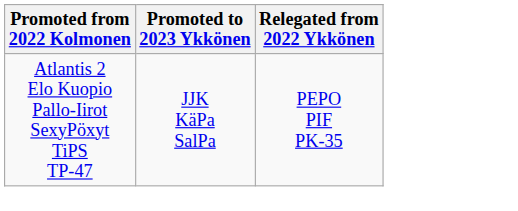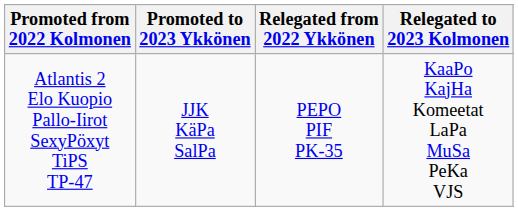+ column: (448, 29)
